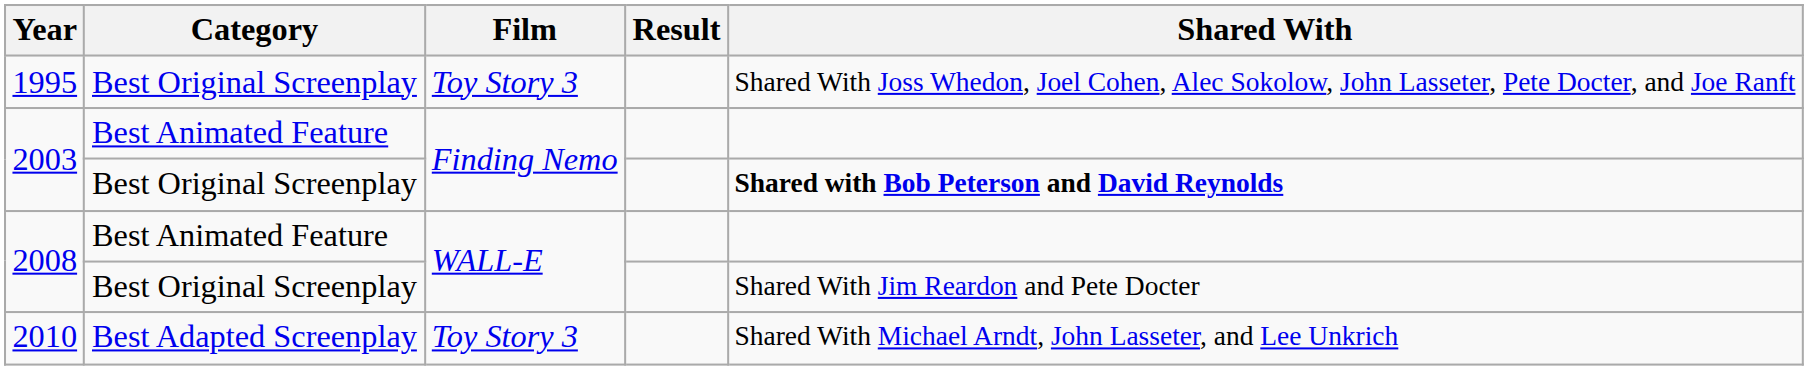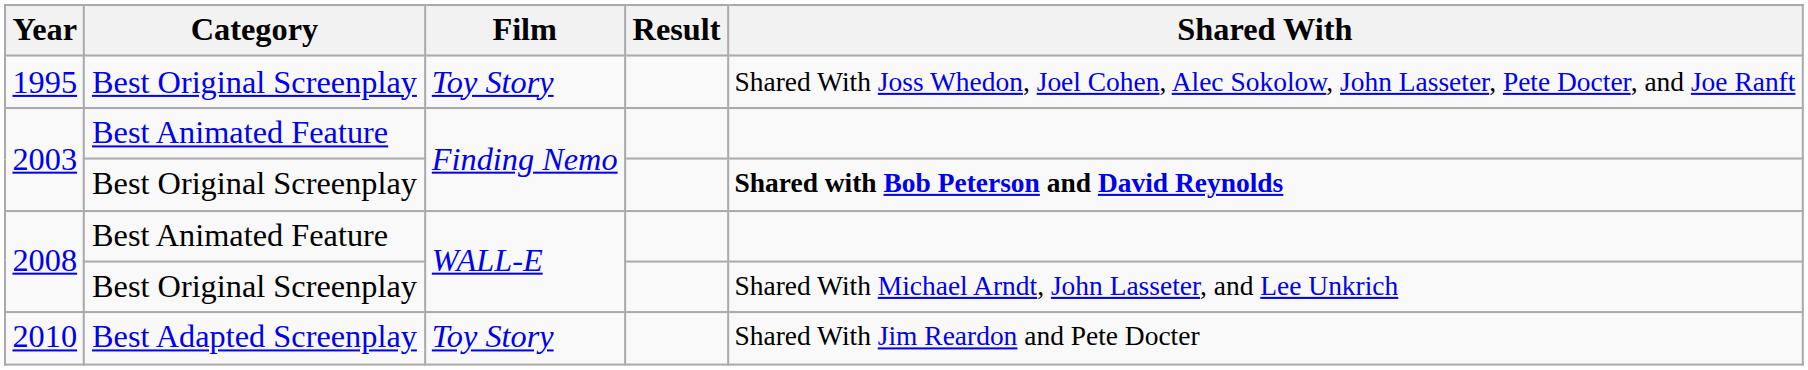(505, 81) Toy Story 3 -> (493, 81) Toy Story
(967, 286) Shared With Jim Reardon and Pete Docter -> (1066, 286) Shared With Michael Arndt, John Lasseter, and Lee Unkrich
(505, 337) Toy Story 3 -> (493, 337) Toy Story
(1066, 337) Shared With Michael Arndt, John Lasseter, and Lee Unkrich -> (967, 337) Shared With Jim Reardon and Pete Docter
